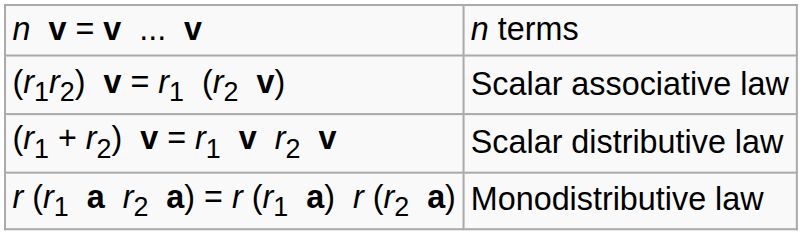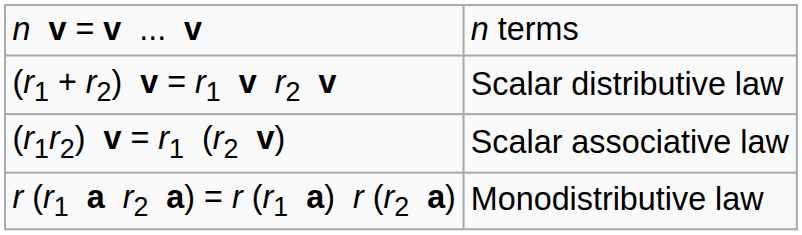rows swapped: (174, 143) <-> (149, 85)
